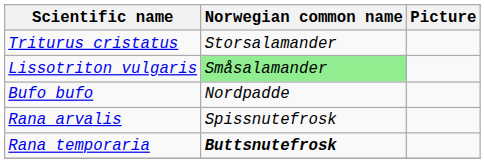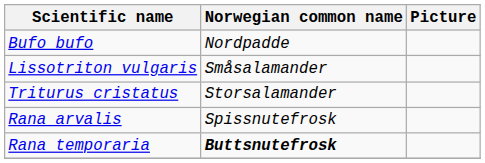rows swapped: (51, 94) <-> (93, 43)
(266, 69) lightgreen background -> (266, 69) no background
